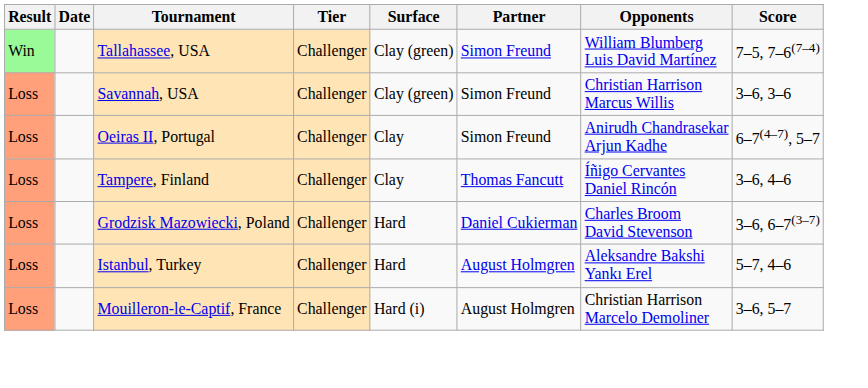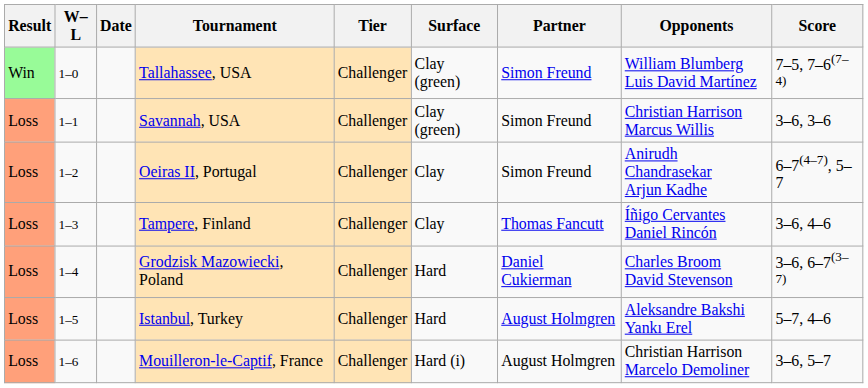+ column: (76, 25)
